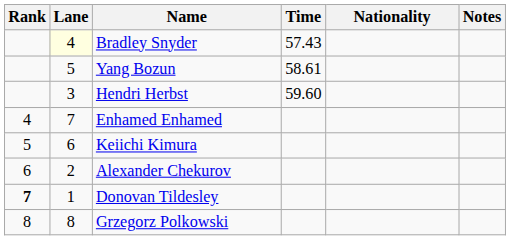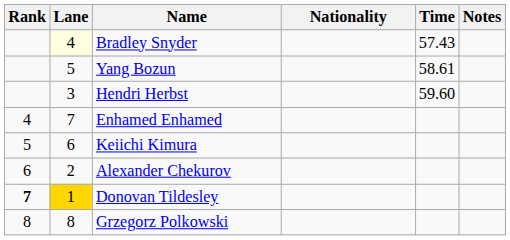columns swapped: (392, 17) <-> (303, 17)
(71, 196) no background -> (71, 196) gold background
